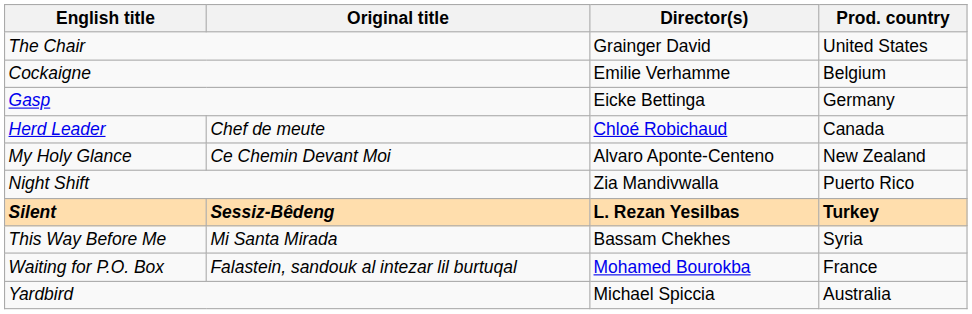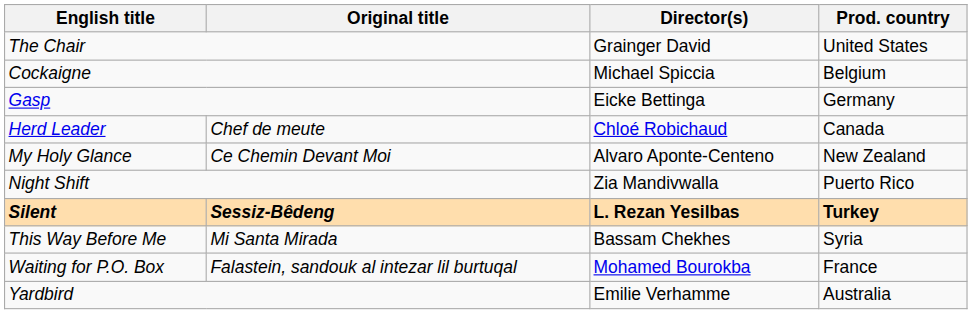(662, 73) Emilie Verhamme -> (654, 73) Michael Spiccia
(654, 294) Michael Spiccia -> (662, 294) Emilie Verhamme
